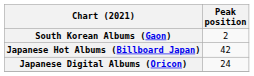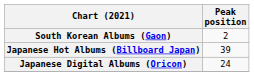(226, 50) 42 -> (226, 50) 39
